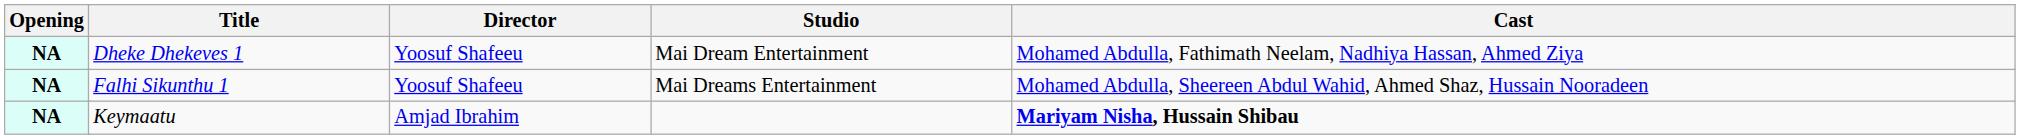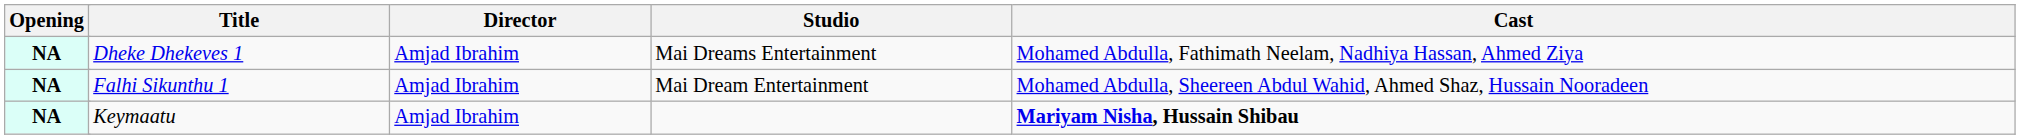(458, 52) Yoosuf Shafeeu -> (457, 52) Amjad Ibrahim
(762, 52) Mai Dream Entertainment -> (766, 52) Mai Dreams Entertainment
(458, 85) Yoosuf Shafeeu -> (457, 85) Amjad Ibrahim
(766, 85) Mai Dreams Entertainment -> (762, 85) Mai Dream Entertainment
